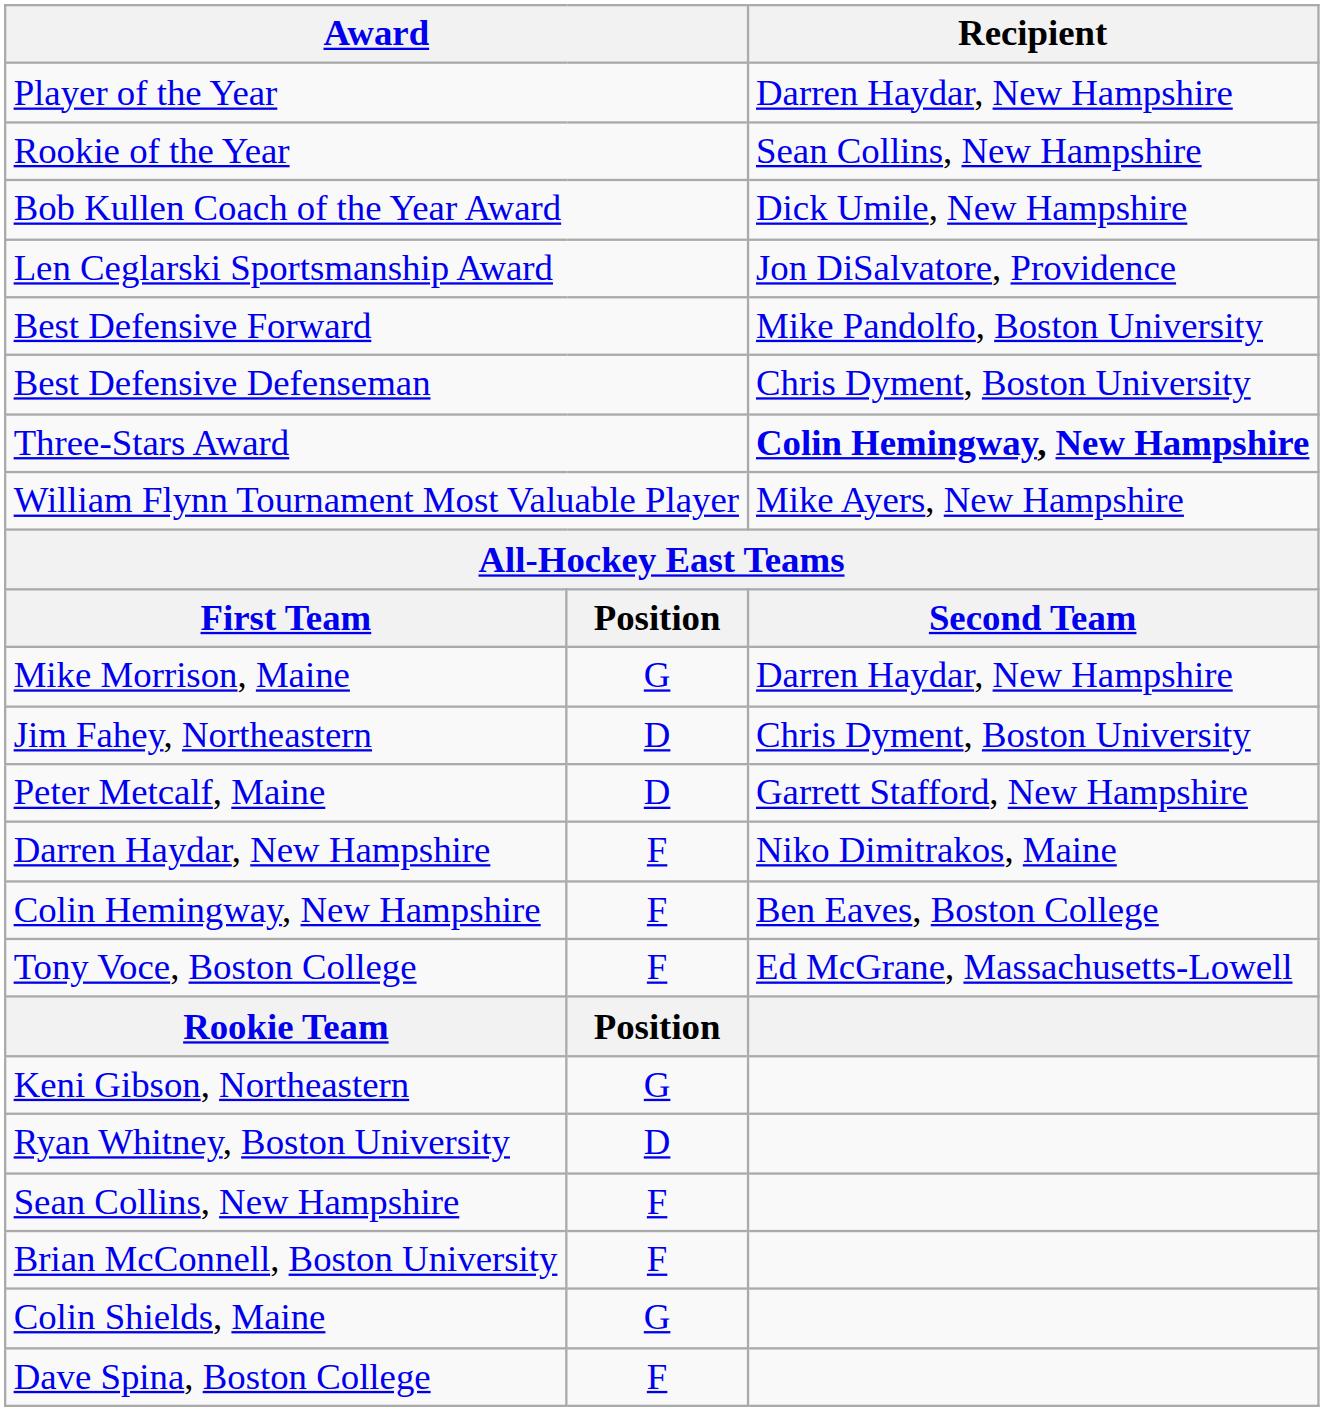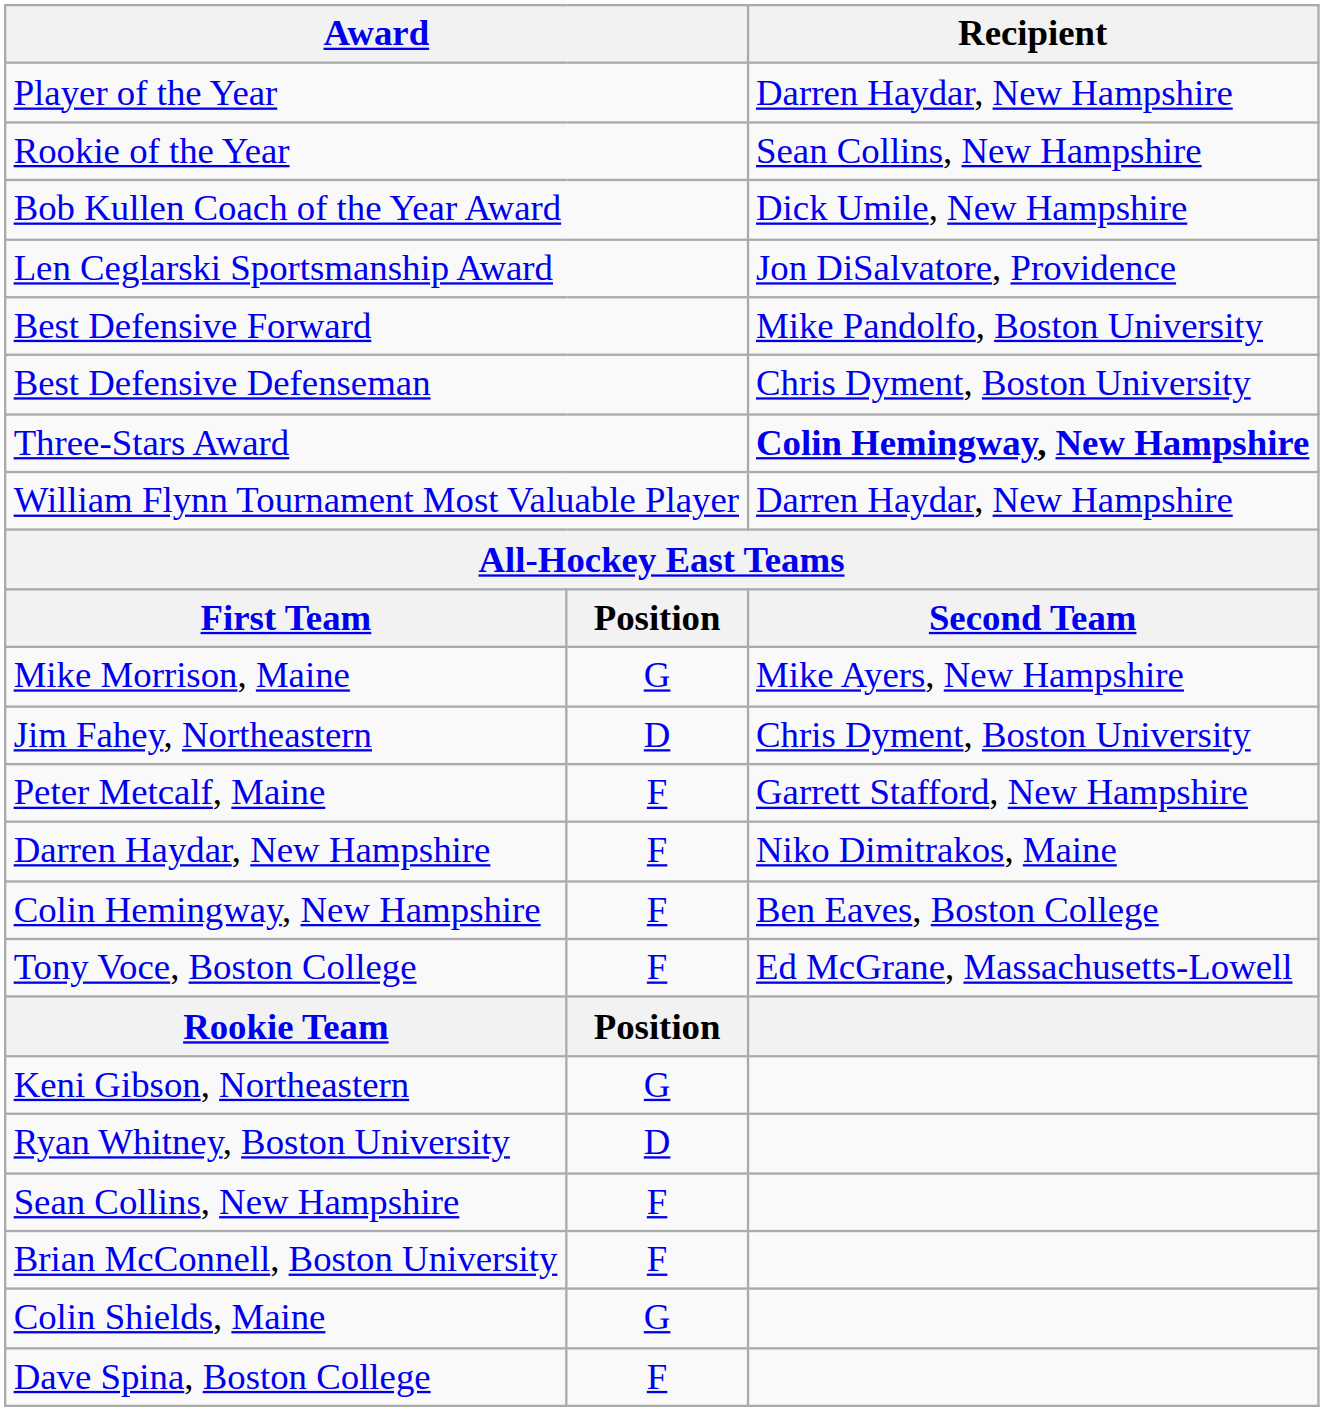(970, 500) Mike Ayers, New Hampshire -> (994, 500) Darren Haydar, New Hampshire
(994, 675) Darren Haydar, New Hampshire -> (970, 675) Mike Ayers, New Hampshire
(657, 792) D -> (657, 792) F
